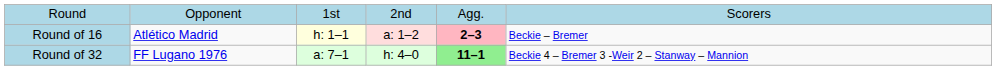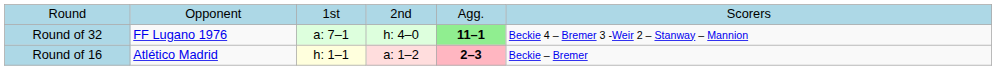rows swapped: (67, 55) <-> (67, 34)
